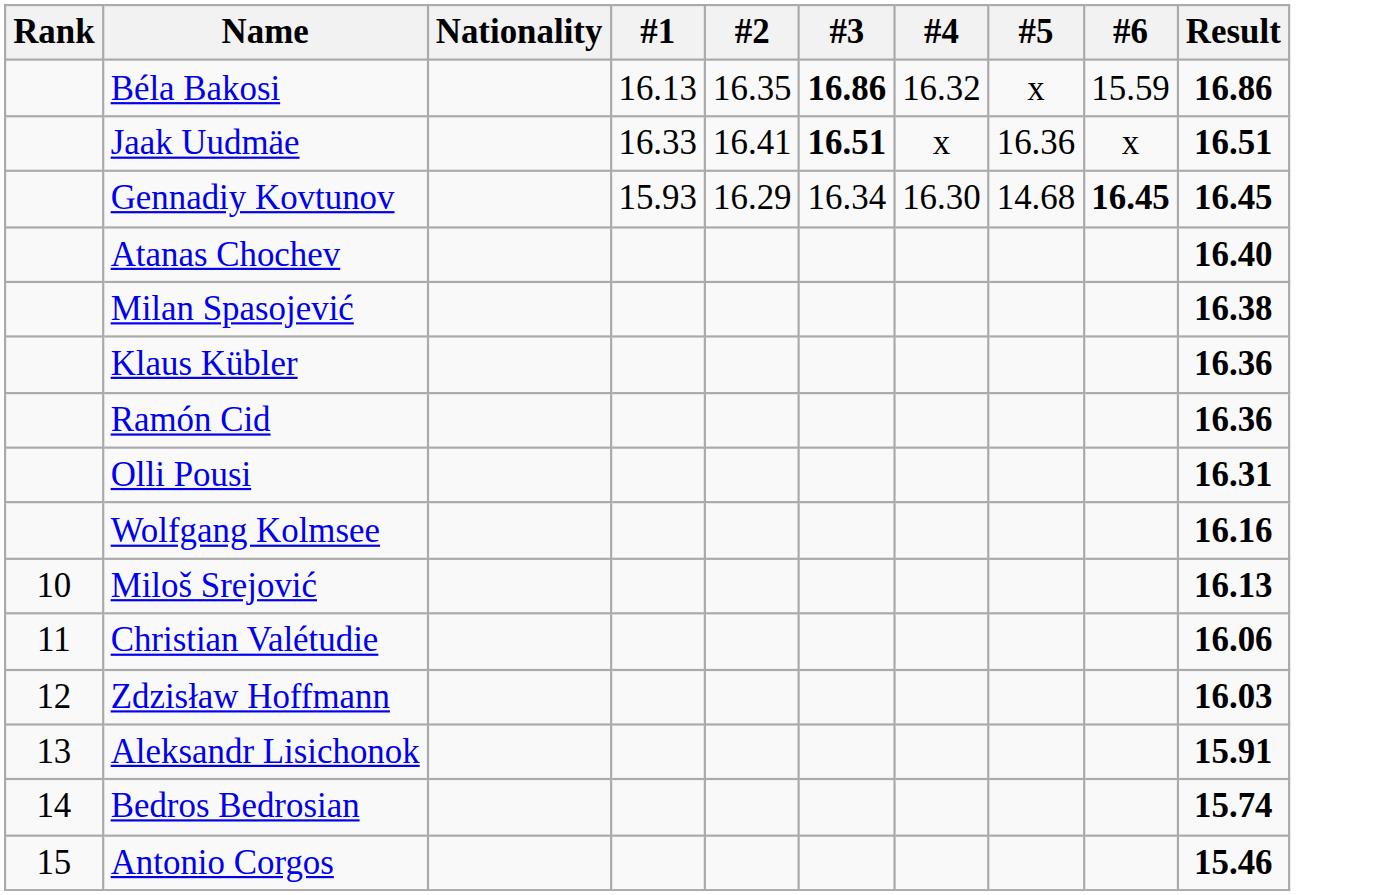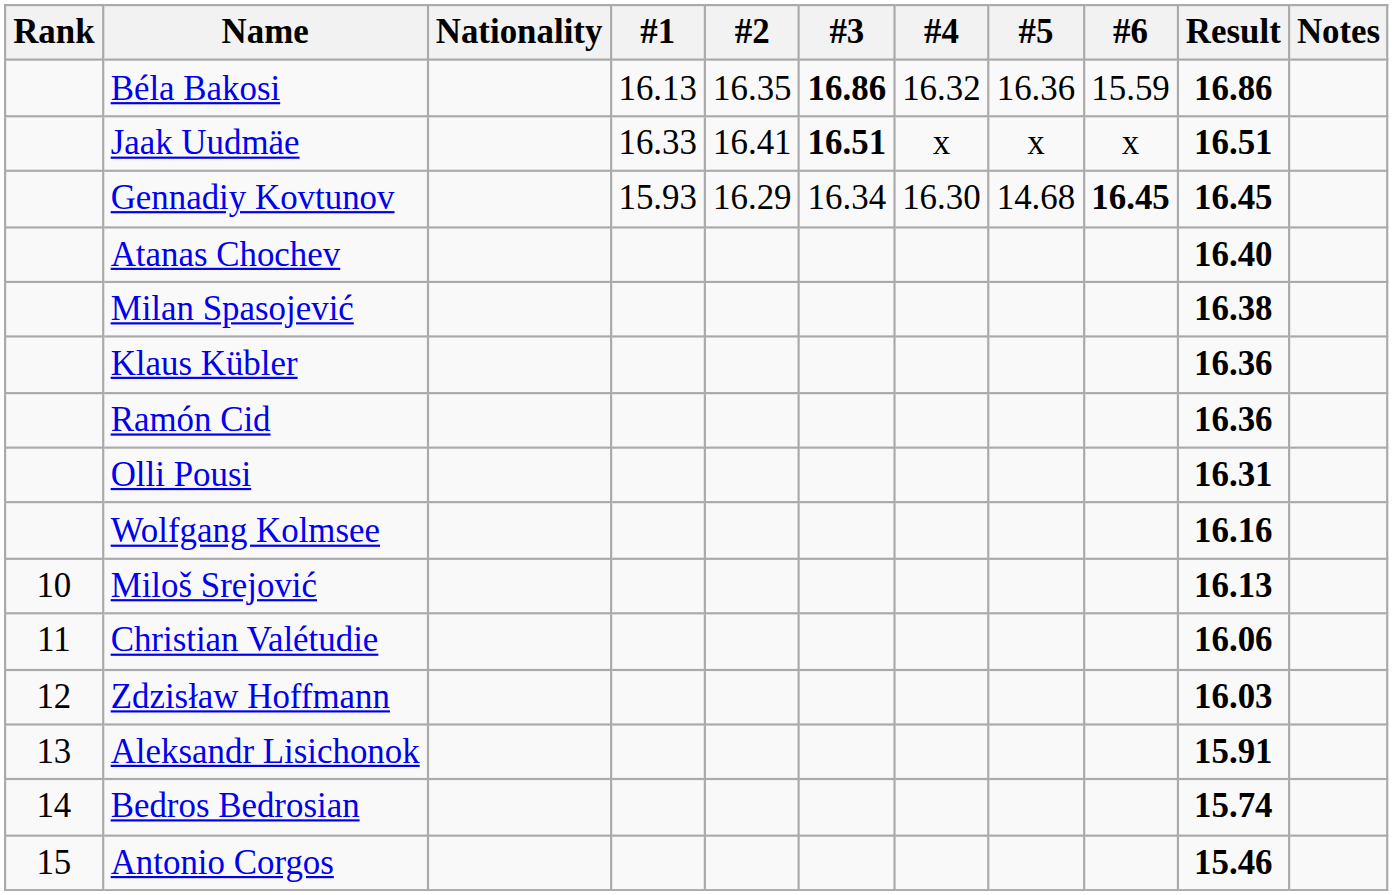+ column: (1339, 32)
(1036, 87) x -> (1036, 87) 16.36
(1036, 142) 16.36 -> (1036, 142) x
